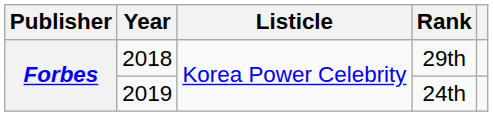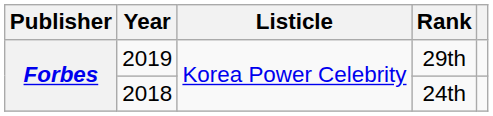(147, 57) 2018 -> (147, 57) 2019
(147, 93) 2019 -> (147, 93) 2018
